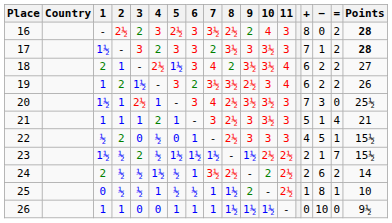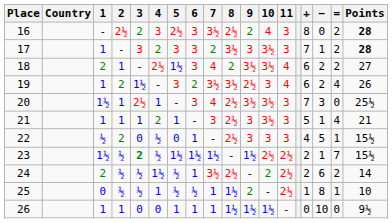(103, 49) 1½ -> (103, 49) 1
(337, 85) 2 -> (337, 85) 4
(140, 156) normal -> (140, 156) bold
